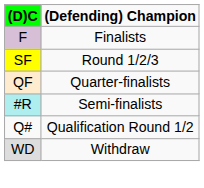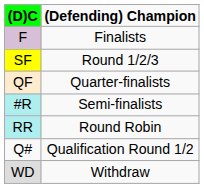+ row: (23, 127)
